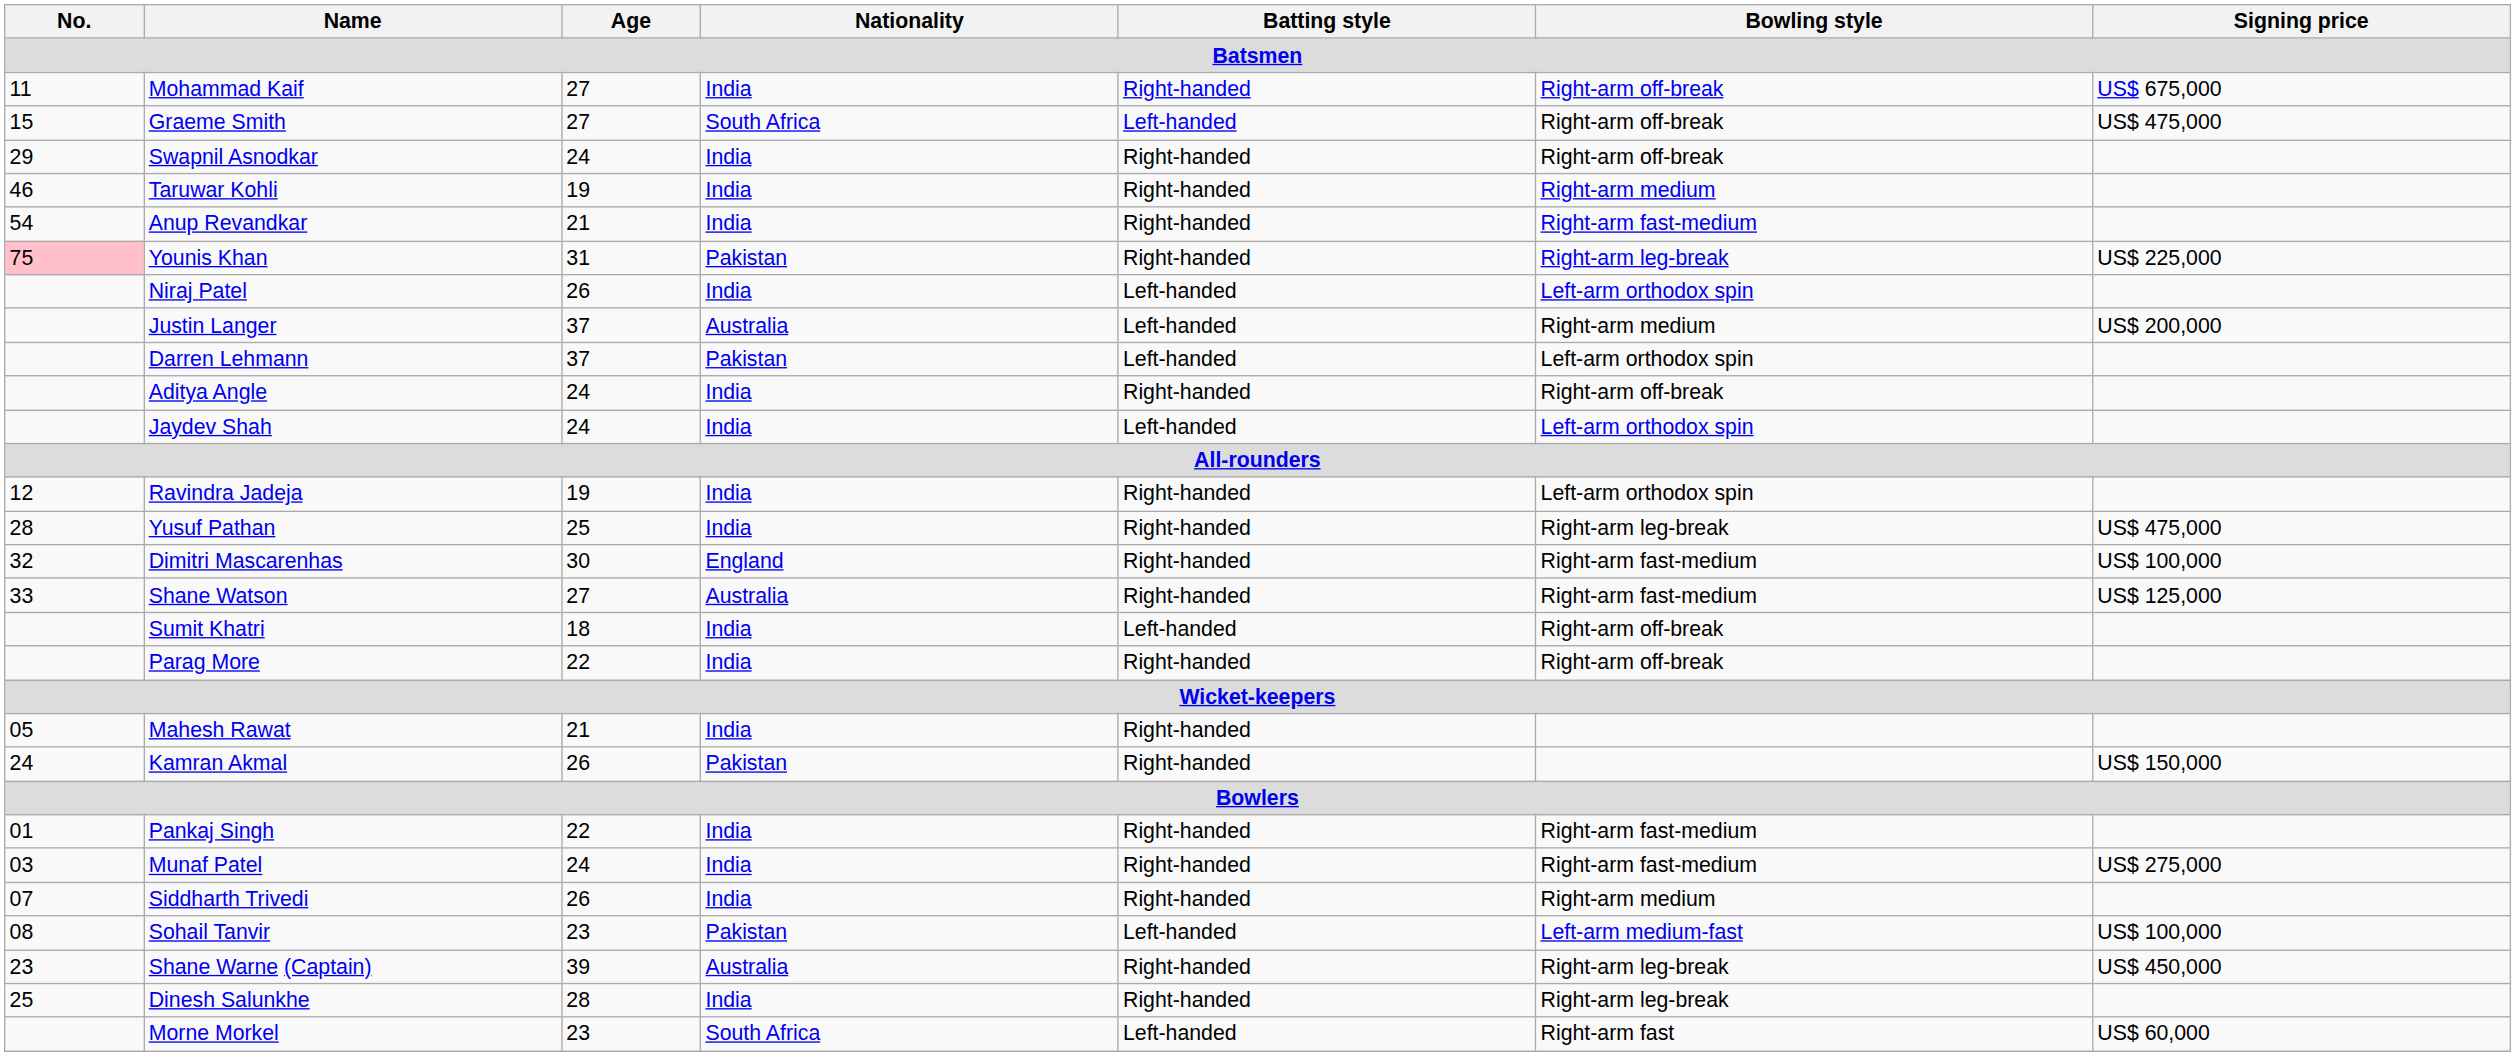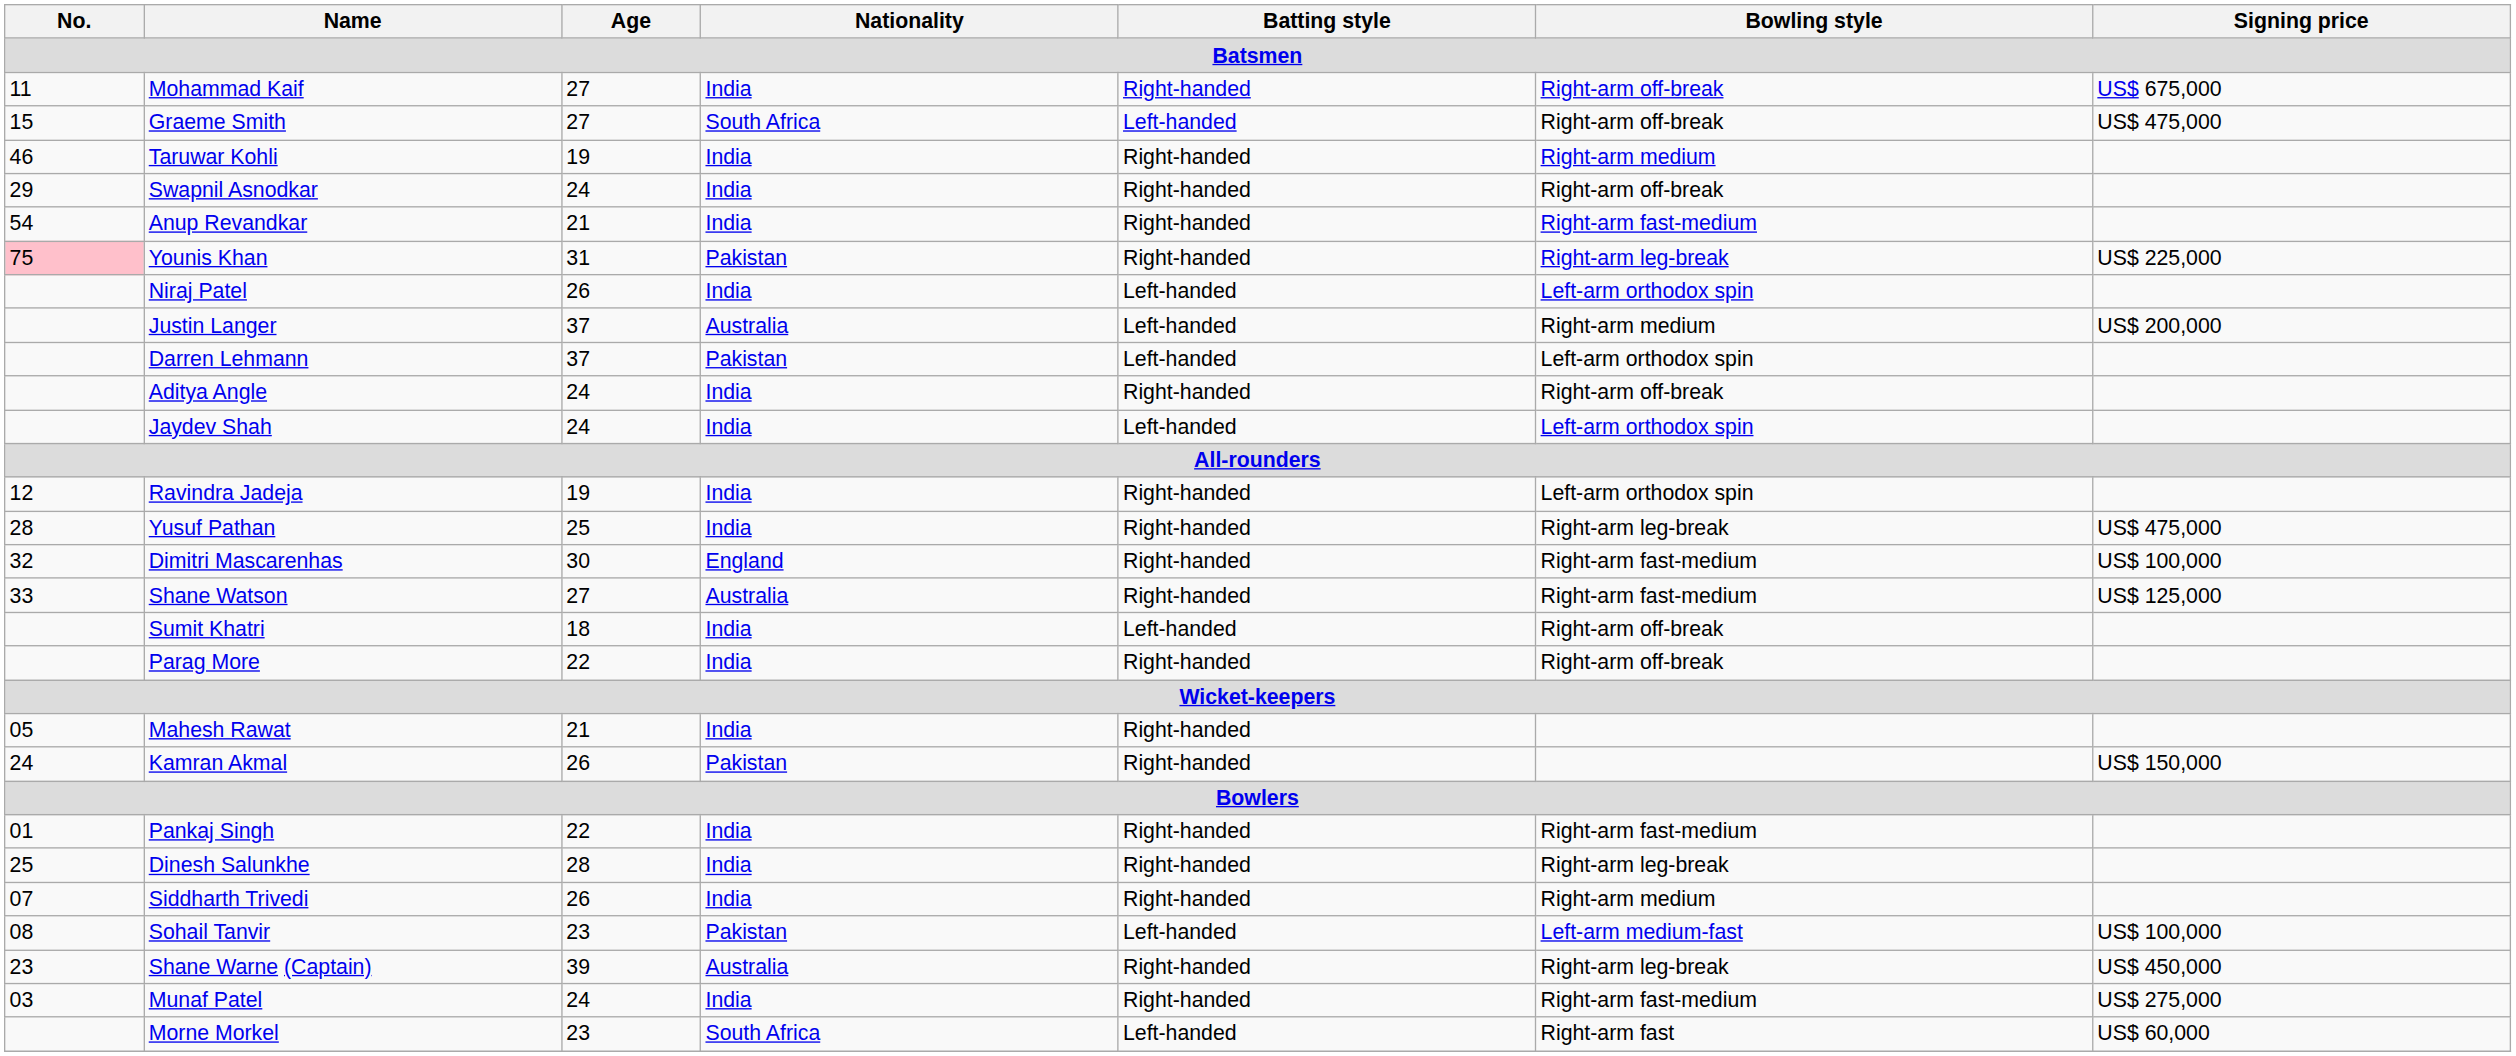rows swapped: (233, 156) <-> (213, 190)
rows swapped: (206, 865) <-> (229, 1000)
